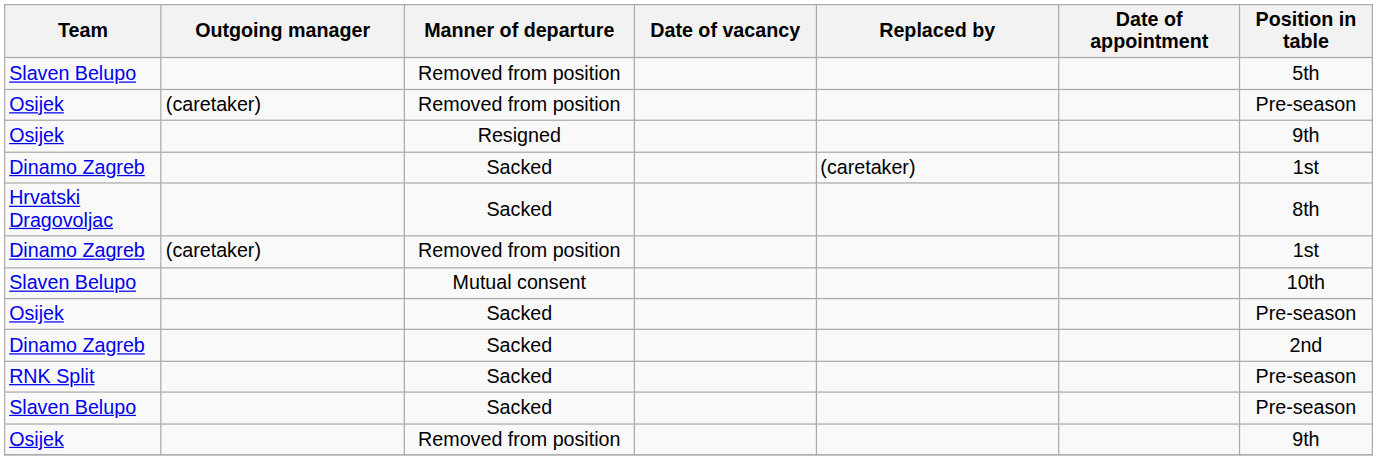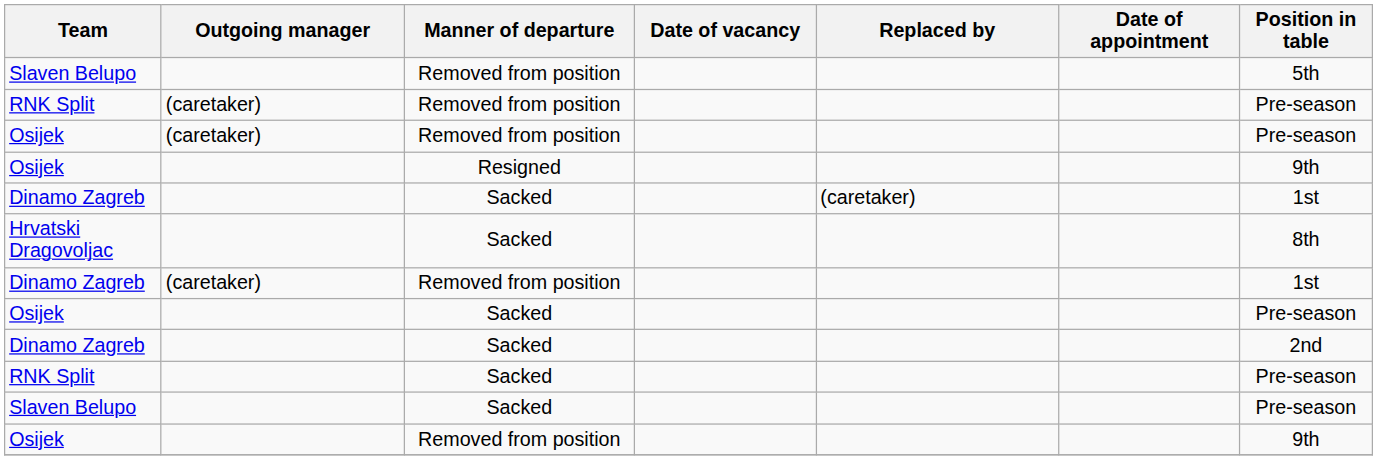+ row: (52, 104)
- row: (73, 282)
